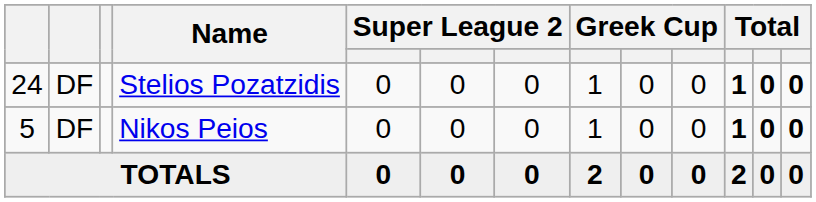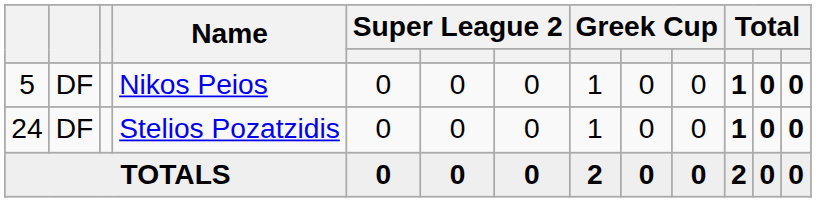rows swapped: (230, 84) <-> (194, 129)
